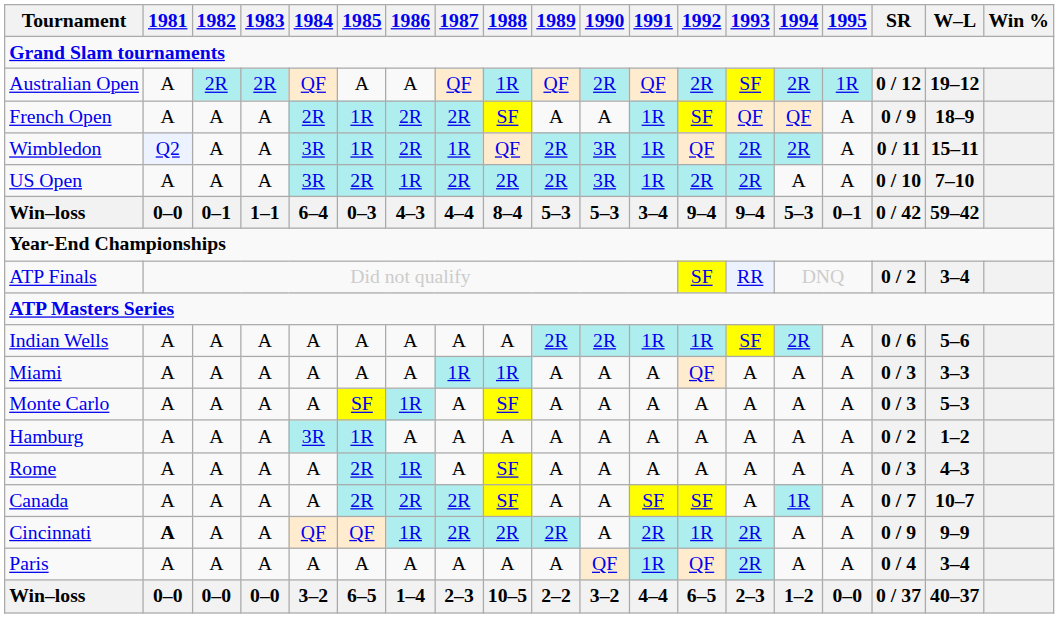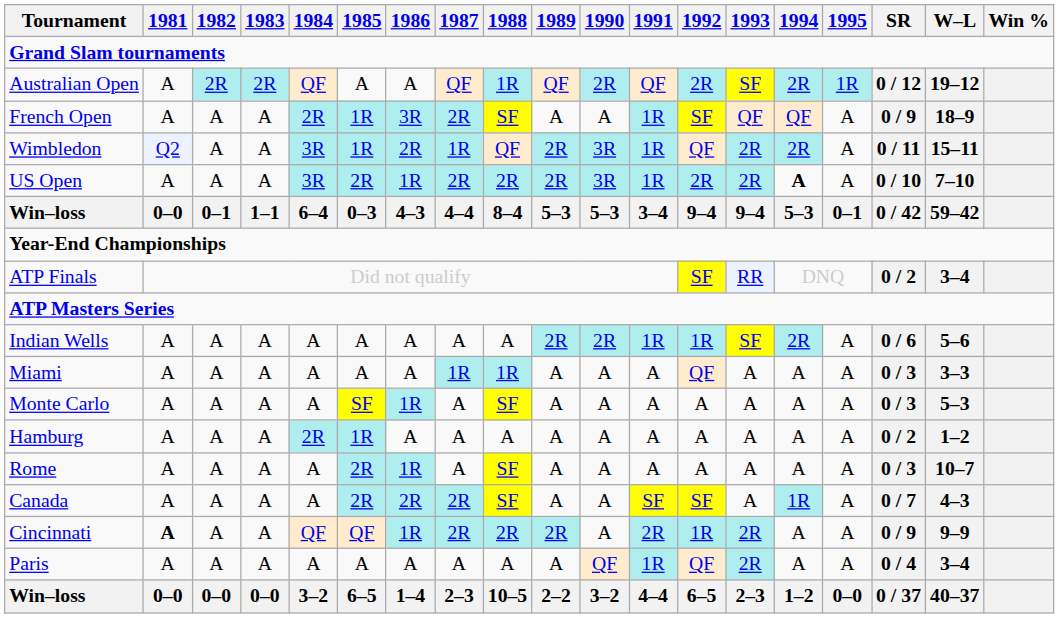(410, 115) 2R -> (410, 115) 3R
(799, 179) normal -> (799, 179) bold
(313, 435) 3R -> (313, 435) 2R
(955, 467) 4–3 -> (955, 467) 10–7
(955, 499) 10–7 -> (955, 499) 4–3
